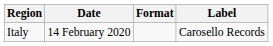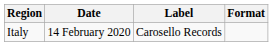columns swapped: (155, 13) <-> (222, 13)
